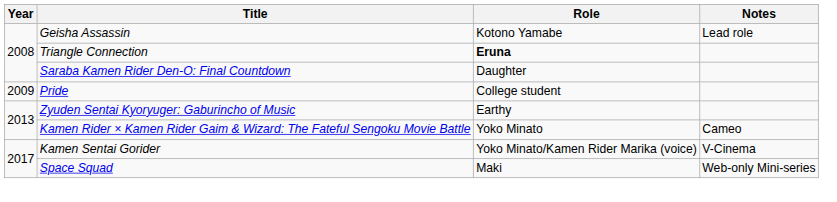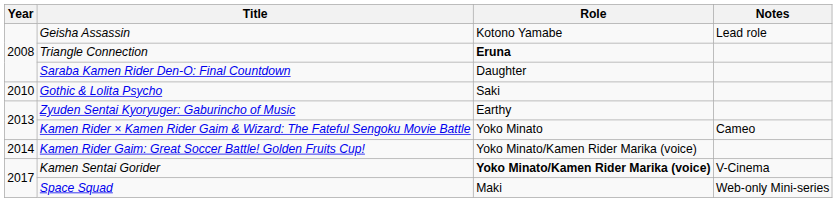- row: (54, 91)
+ row: (101, 91)
+ row: (202, 149)
(586, 149) normal -> (593, 168) bold
